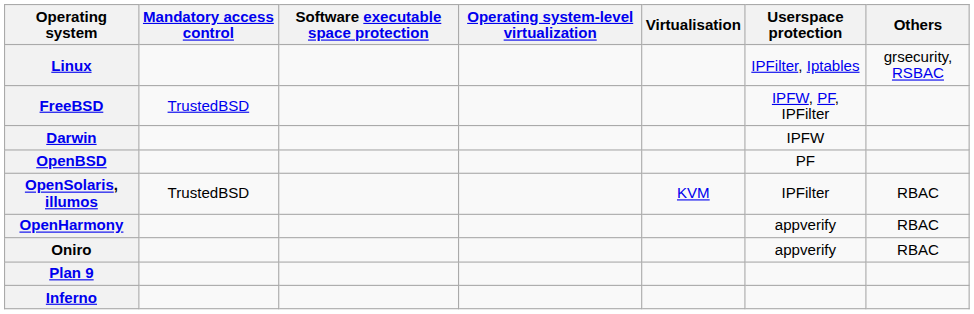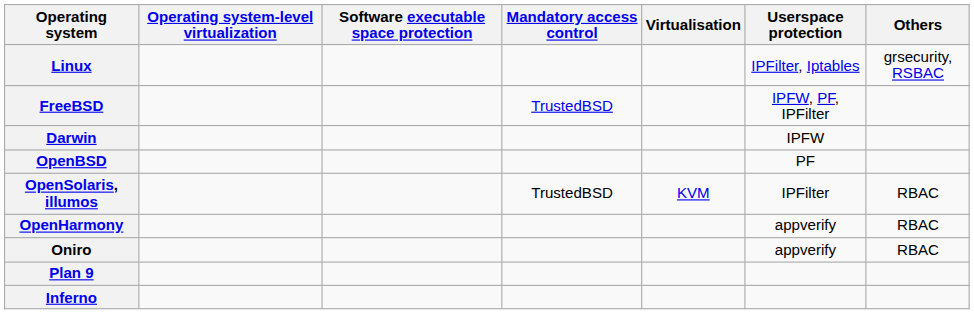columns swapped: (208, 24) <-> (550, 24)
